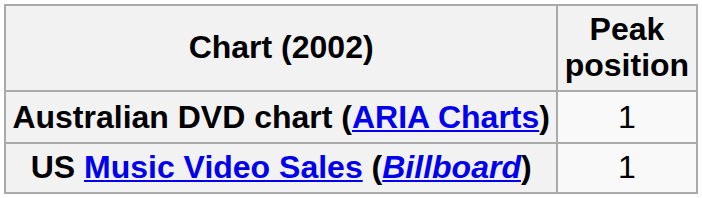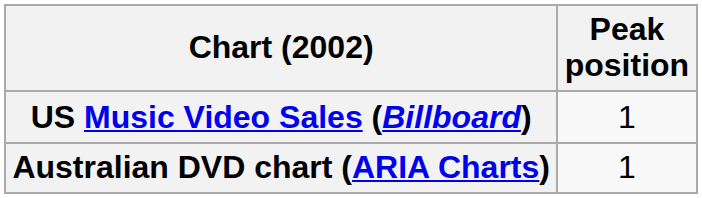rows swapped: (281, 116) <-> (281, 167)
